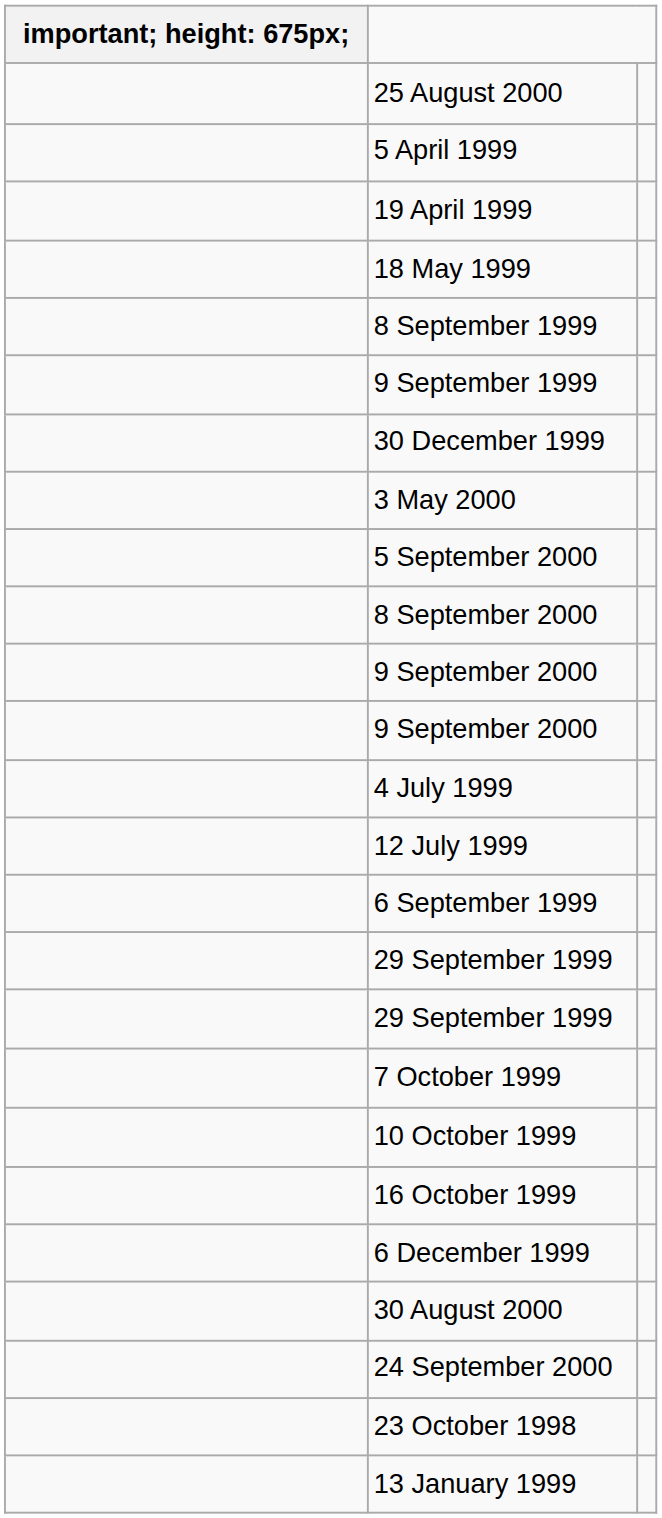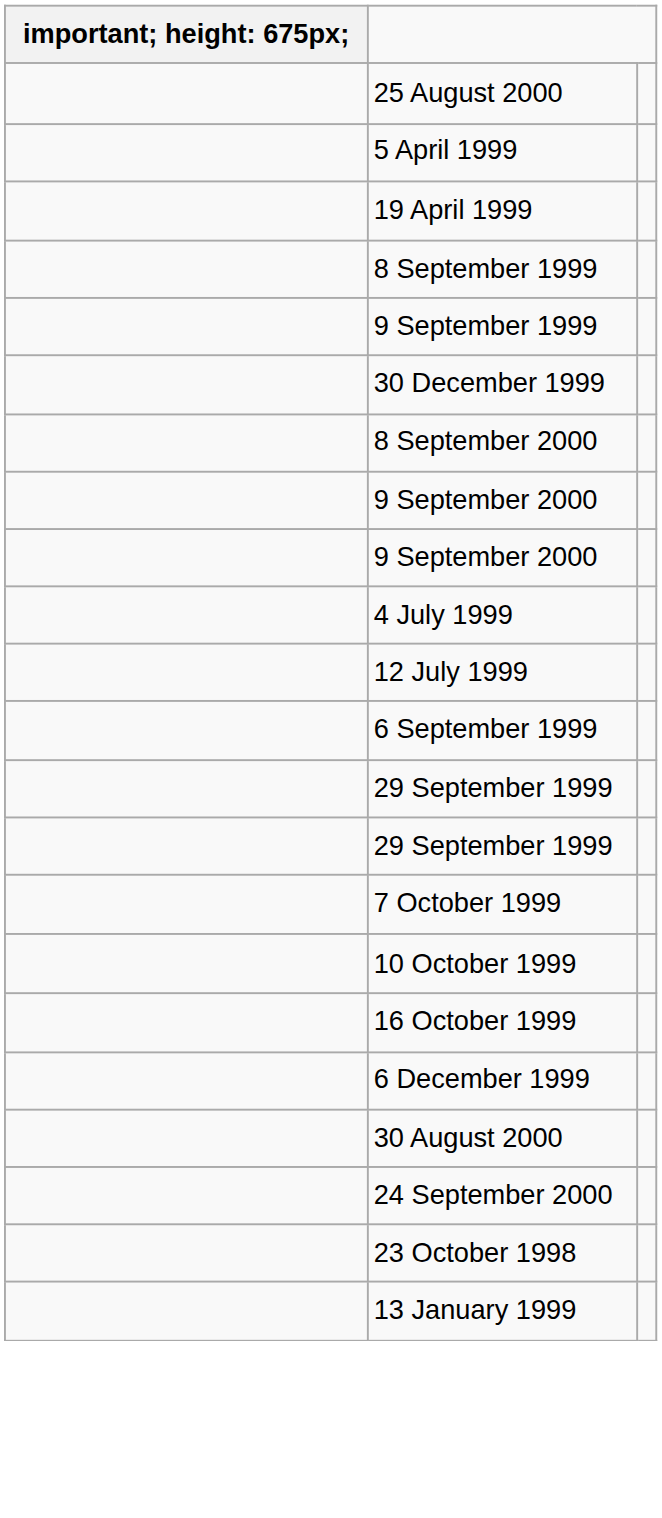- row: (186, 269)
- row: (186, 500)
- row: (186, 558)
